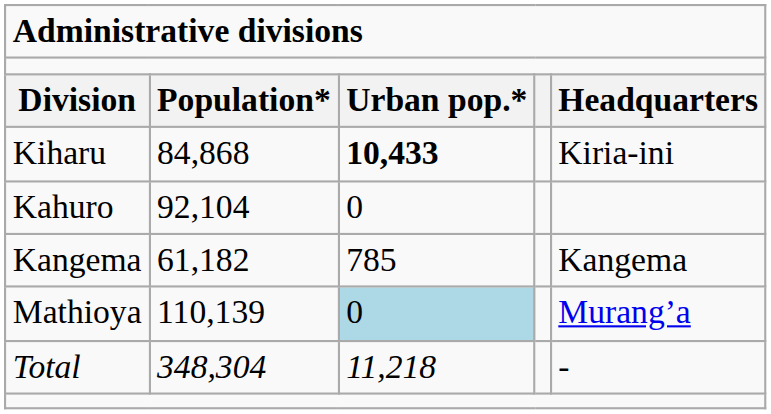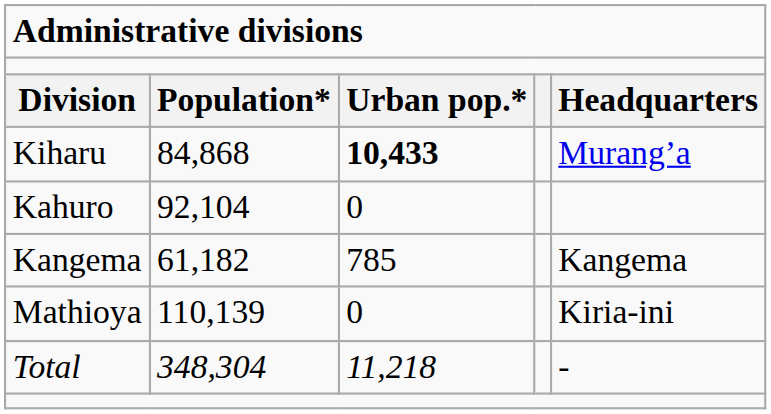(616, 153) Kiria-ini -> (625, 153) Murang’a
(355, 313) lightblue background -> (355, 313) no background
(625, 313) Murang’a -> (616, 313) Kiria-ini
